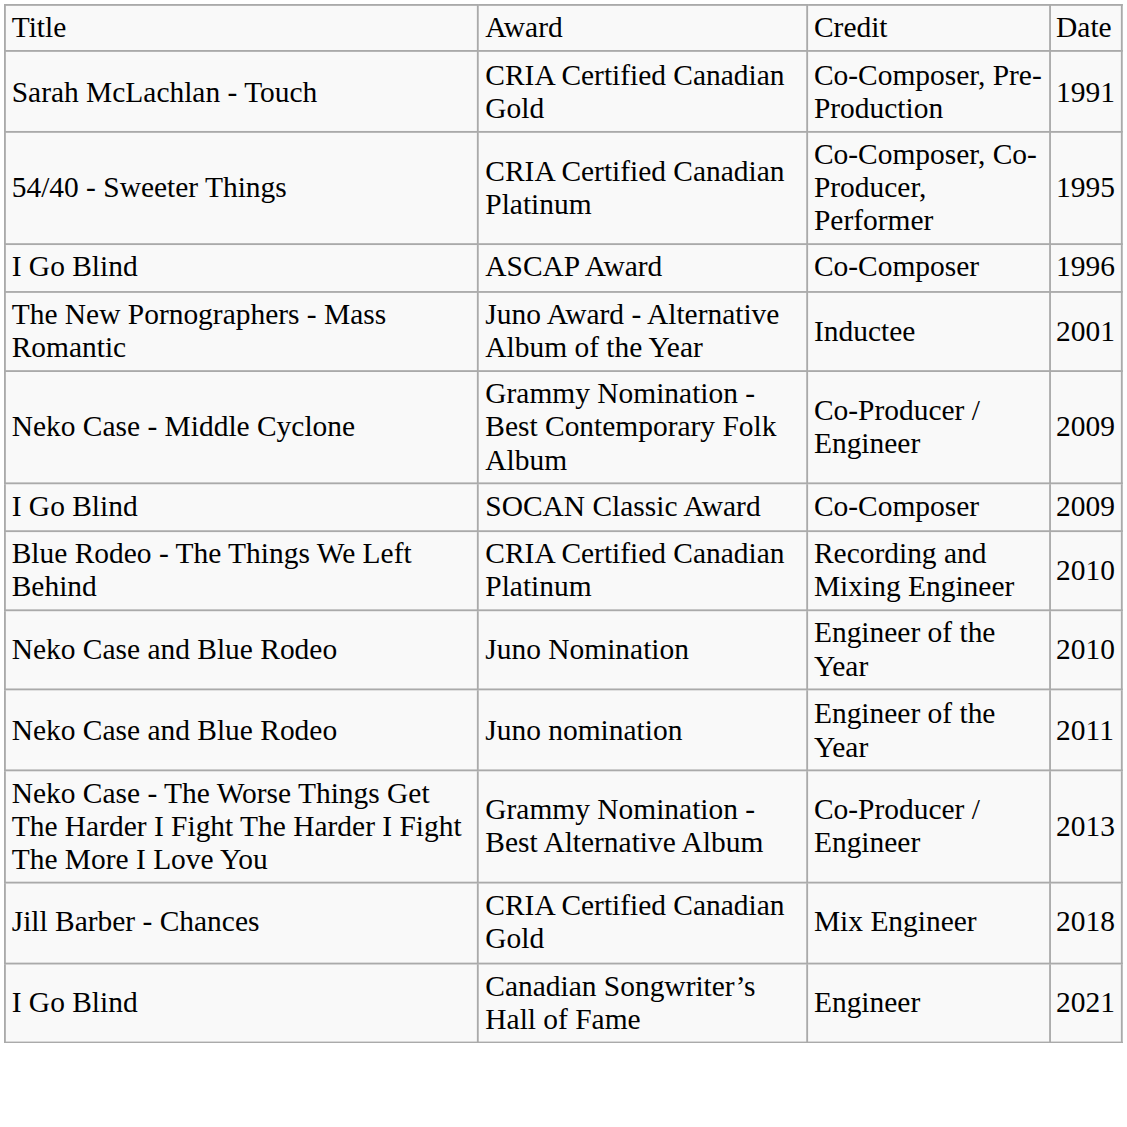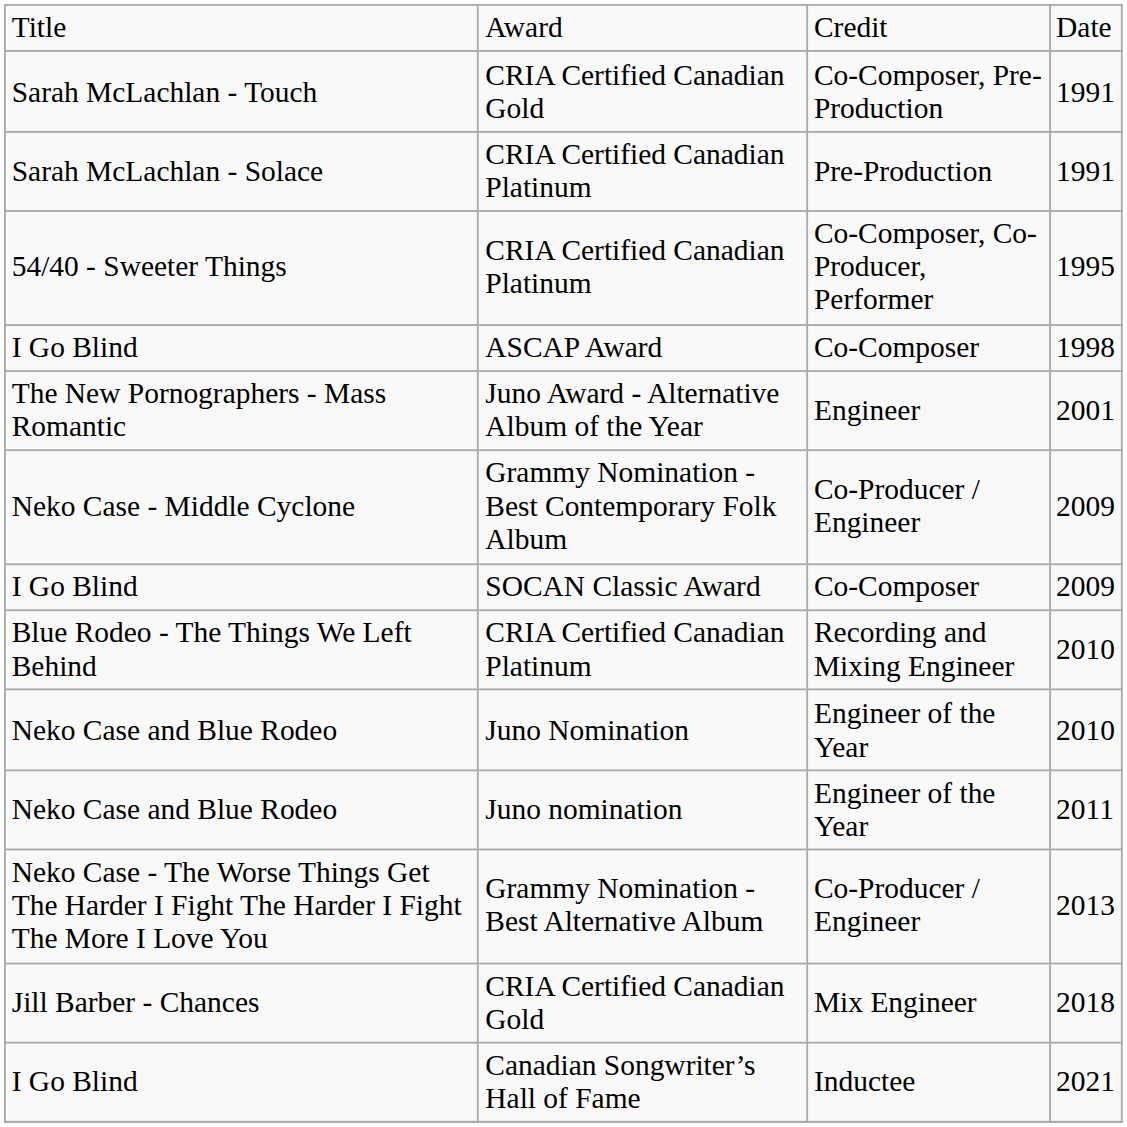+ row: (167, 170)
(1086, 267) 1996 -> (1086, 347) 1998
(865, 330) Inductee -> (867, 410) Engineer
(867, 1002) Engineer -> (865, 1081) Inductee
